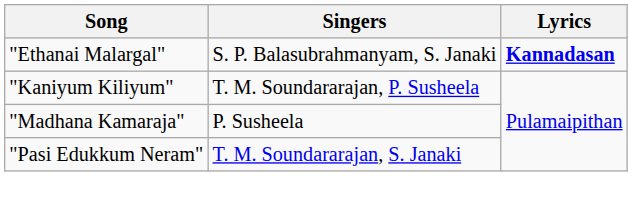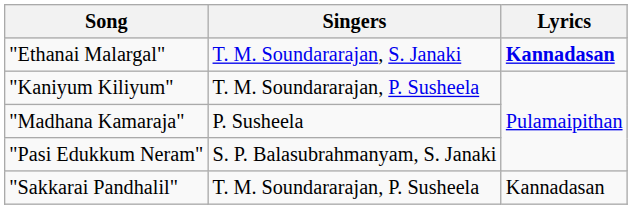(354, 54) S. P. Balasubrahmanyam, S. Janaki -> (337, 54) T. M. Soundararajan, S. Janaki
(337, 154) T. M. Soundararajan, S. Janaki -> (354, 154) S. P. Balasubrahmanyam, S. Janaki
+ row: (94, 188)
